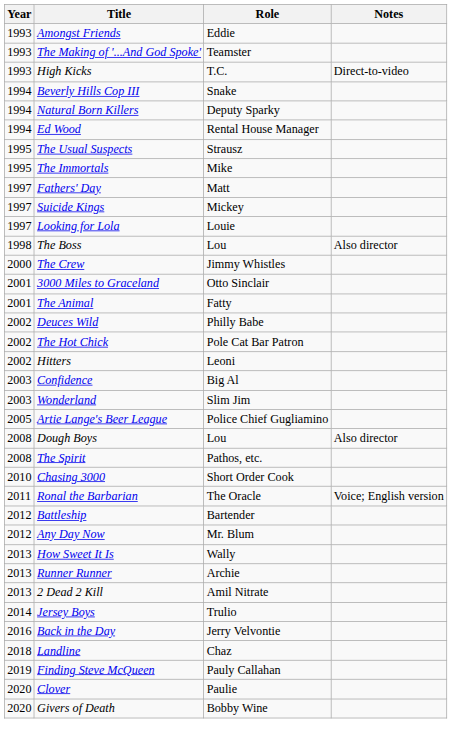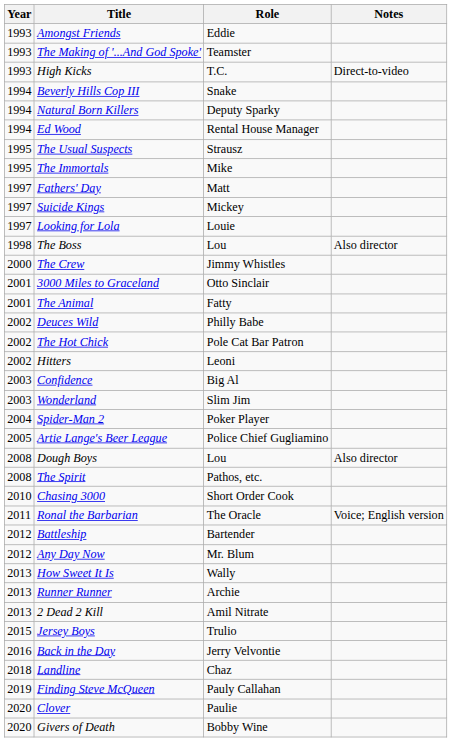+ row: (71, 419)
(19, 611) 2014 -> (19, 631) 2015
